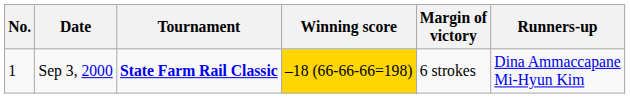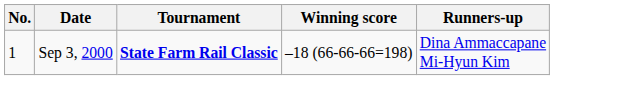- column: (453, 26)
(349, 71) gold background -> (349, 52) no background
